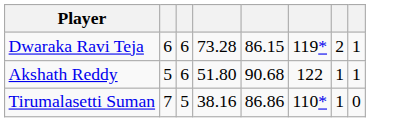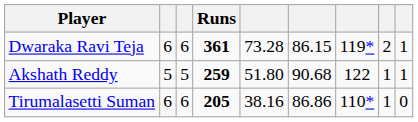+ column: (217, 18)
(185, 74) 6 -> (185, 74) 5
(168, 102) 7 -> (168, 102) 6
(185, 102) 5 -> (185, 102) 6
